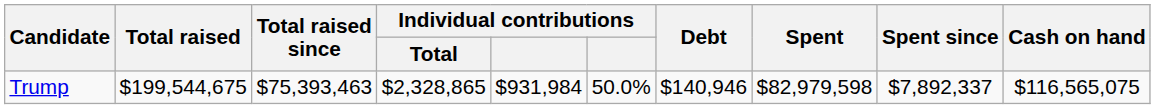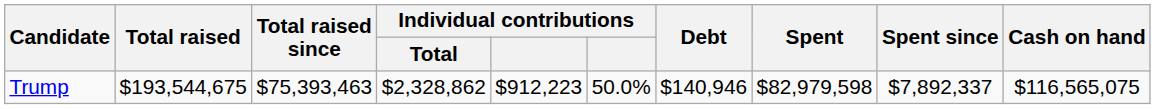(183, 86) $199,544,675 -> (183, 86) $193,544,675
(434, 86) $2,328,865 -> (434, 86) $2,328,862
(539, 86) $931,984 -> (539, 86) $912,223
